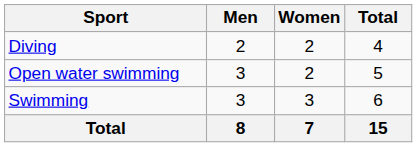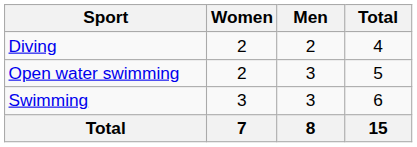columns swapped: (241, 18) <-> (309, 18)
